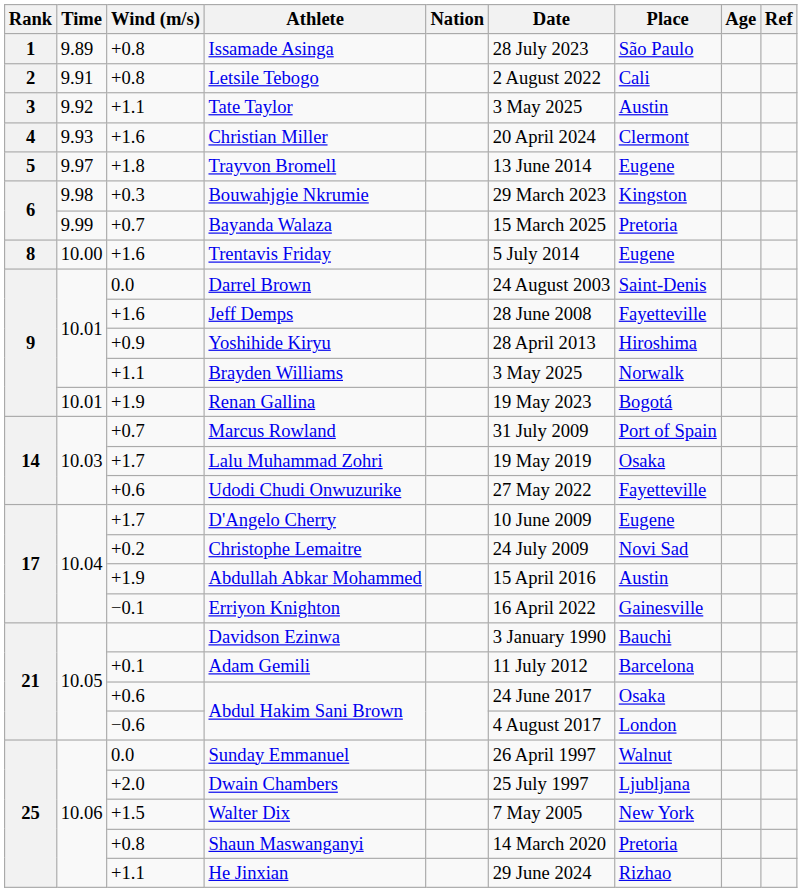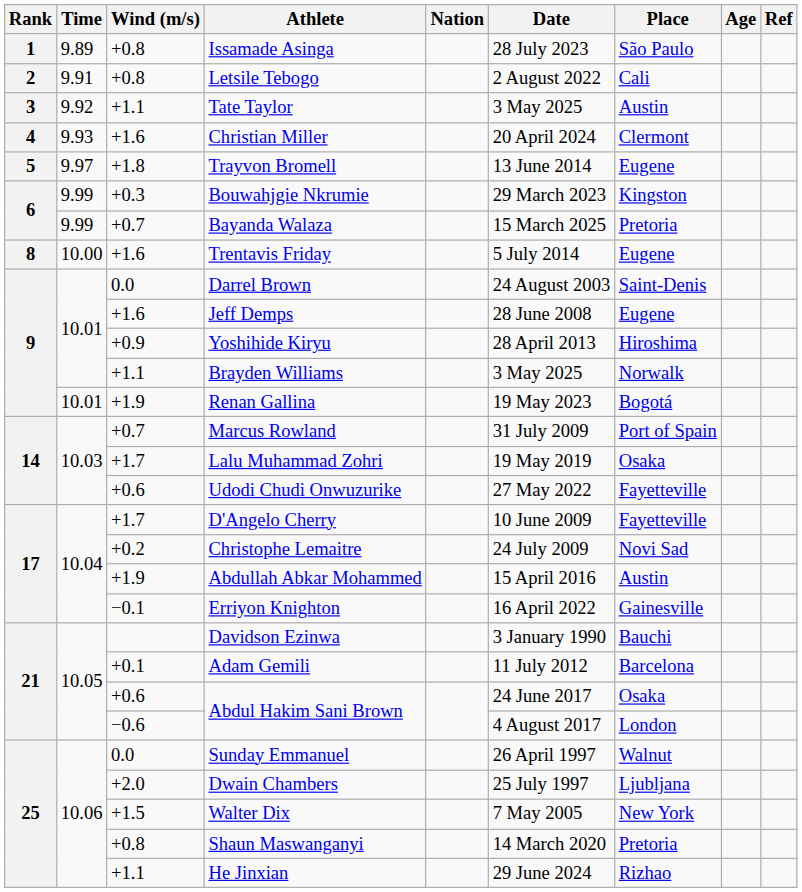(77, 195) 9.98 -> (77, 195) 9.99
(663, 313) Fayetteville -> (647, 313) Eugene
(647, 519) Eugene -> (663, 519) Fayetteville
